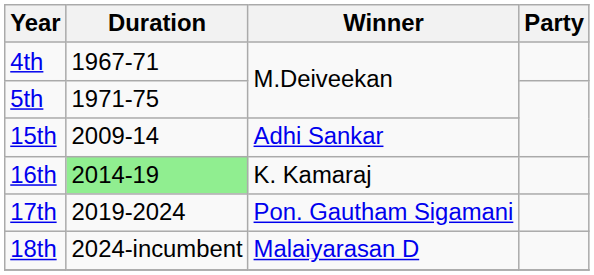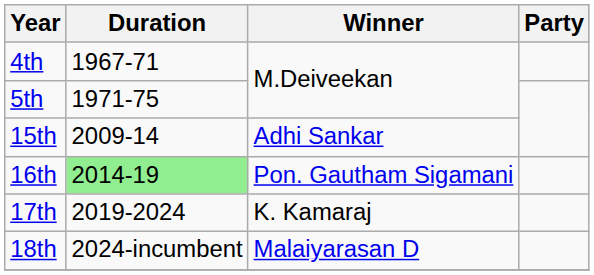(313, 174) K. Kamaraj -> (383, 174) Pon. Gautham Sigamani
(383, 212) Pon. Gautham Sigamani -> (313, 212) K. Kamaraj
